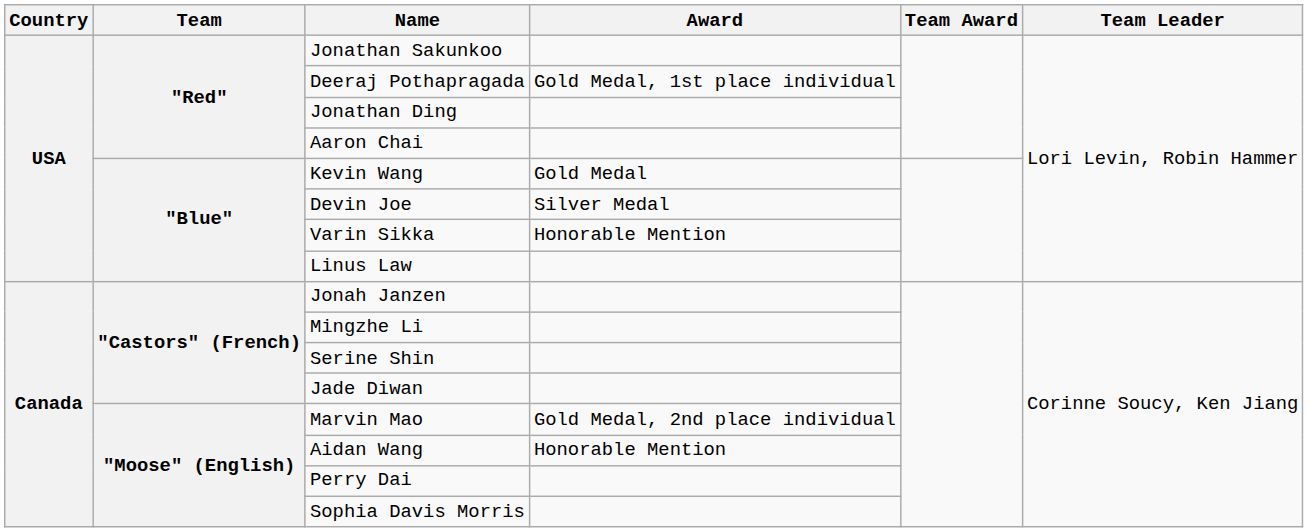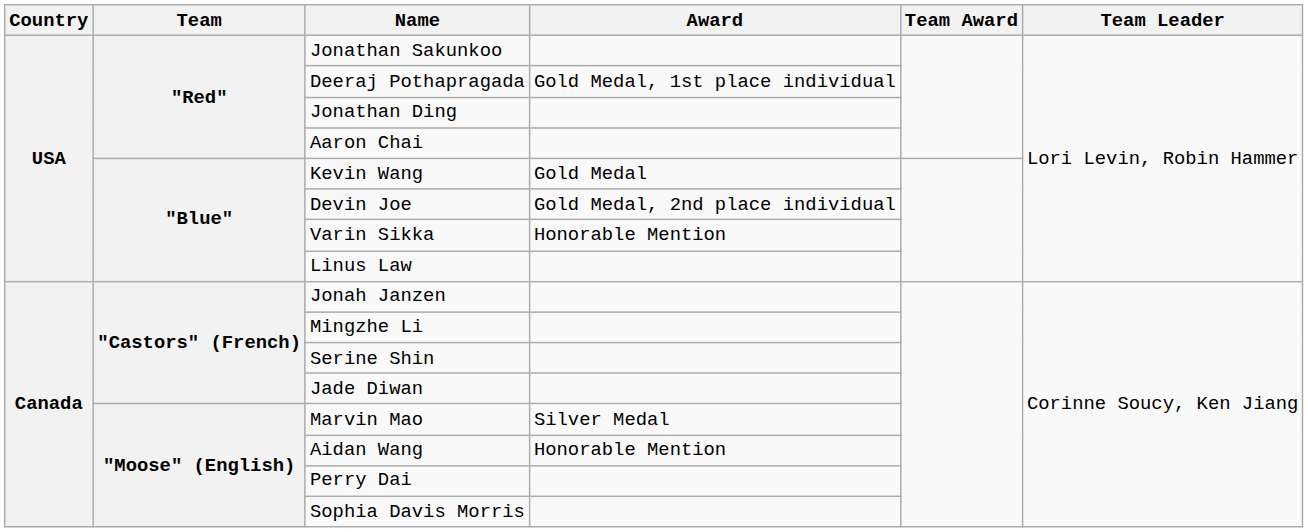(602, 204) Silver Medal -> (715, 204) Gold Medal, 2nd place individual
(715, 419) Gold Medal, 2nd place individual -> (602, 419) Silver Medal
